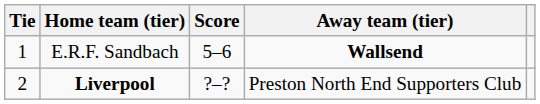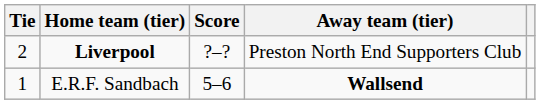rows swapped: (115, 51) <-> (115, 83)
